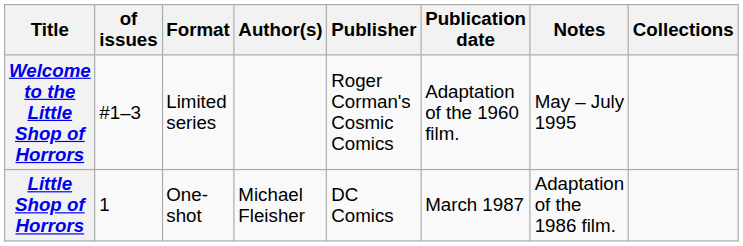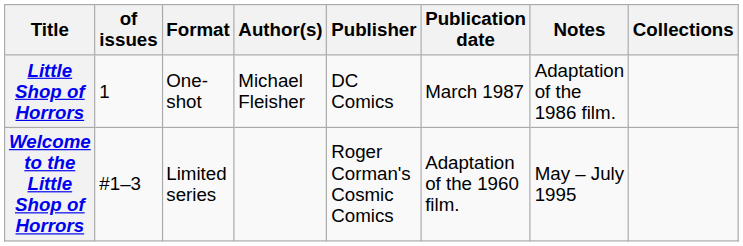rows swapped: (50, 205) <-> (50, 112)
